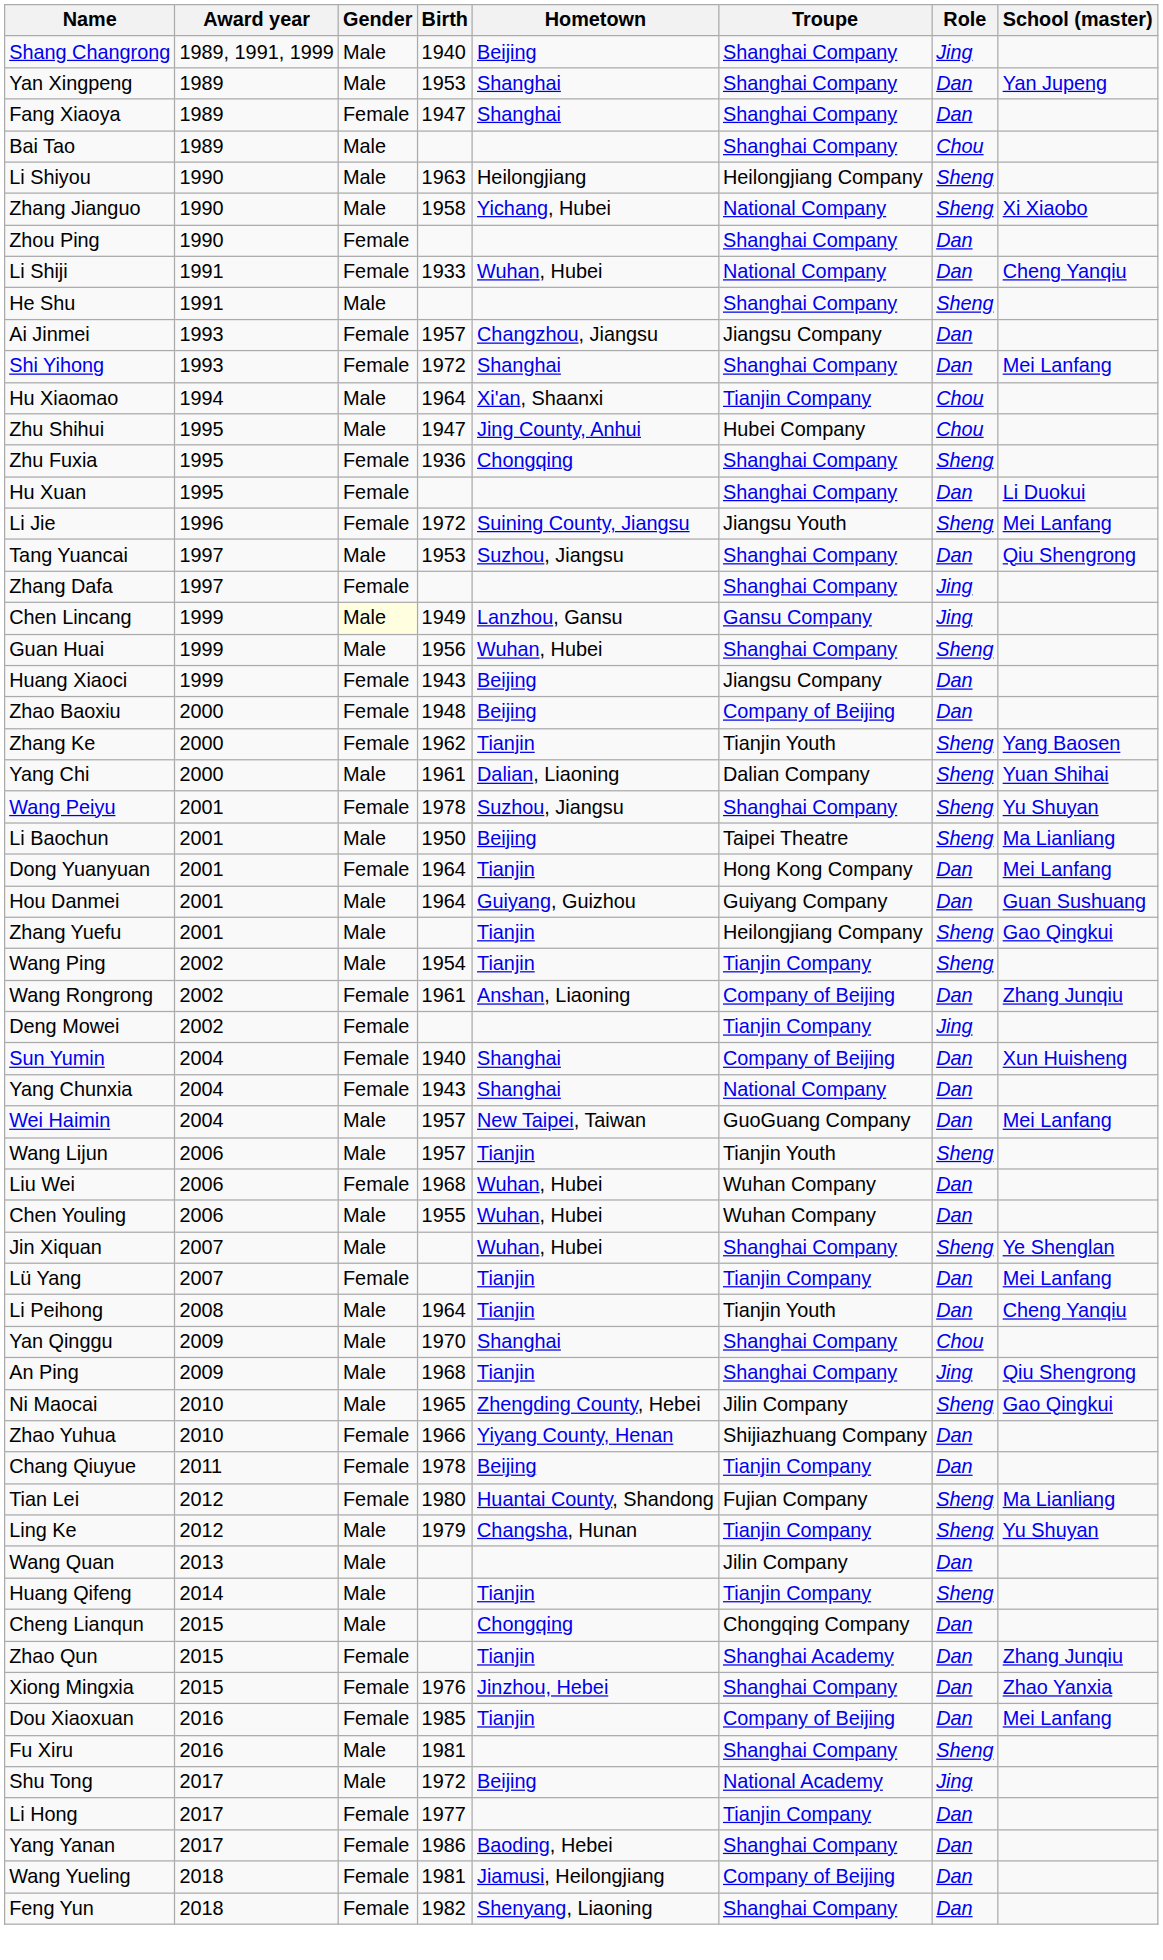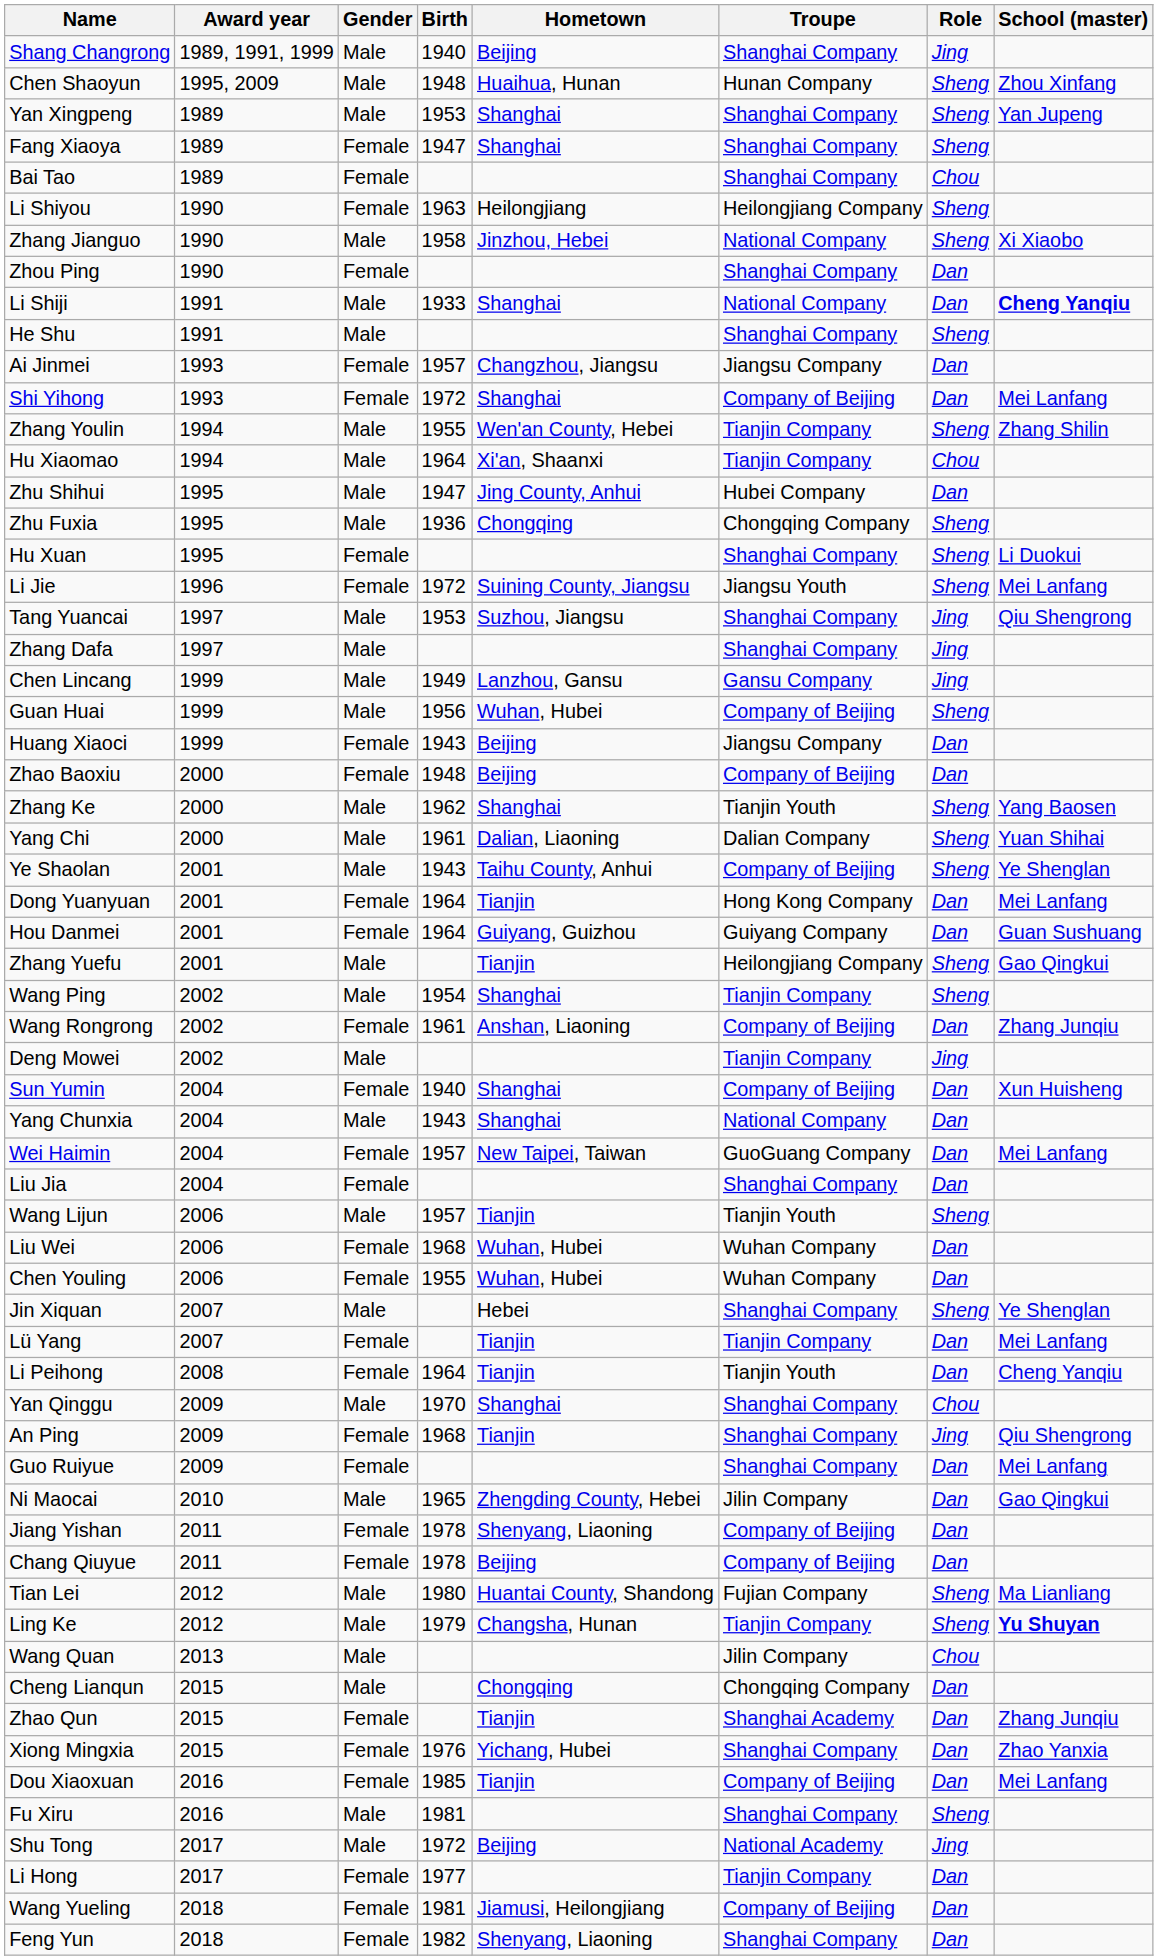+ row: (75, 83)
(954, 83) Dan -> (960, 114) Sheng
(954, 114) Dan -> (960, 146) Sheng
(365, 146) Male -> (376, 177) Female
(365, 177) Male -> (376, 209) Female
(544, 209) Yichang, Hubei -> (543, 240) Jinzhou, Hebei
(376, 271) Female -> (365, 303) Male
(540, 271) Wuhan, Hubei -> (519, 303) Shanghai
(1065, 271) normal -> (1064, 303) bold
(810, 366) Shanghai Company -> (809, 397) Company of Beijing
+ row: (67, 429)
(960, 429) Chou -> (950, 492) Dan
(376, 460) Female -> (365, 523) Male
(810, 460) Shanghai Company -> (816, 523) Chongqing Company
(954, 492) Dan -> (960, 555) Sheng
(954, 555) Dan -> (950, 618) Jing
(376, 586) Female -> (365, 649) Male
(365, 618) lightyellow background -> (365, 680) no background
(810, 649) Shanghai Company -> (809, 712) Company of Beijing
(376, 743) Female -> (365, 806) Male
(506, 743) Tianjin -> (519, 806) Shanghai
+ row: (60, 869)
- row: (62, 806)
- row: (59, 838)
(365, 901) Male -> (376, 932) Female
(506, 964) Tianjin -> (519, 995) Shanghai
(376, 1027) Female -> (365, 1058) Male
(376, 1090) Female -> (365, 1121) Male
(365, 1121) Male -> (376, 1152) Female
+ row: (38, 1184)
(365, 1215) Male -> (376, 1278) Female
(540, 1247) Wuhan, Hubei -> (503, 1310) Hebei
(365, 1310) Male -> (376, 1373) Female
(365, 1373) Male -> (376, 1436) Female
+ row: (62, 1467)
(965, 1404) Sheng -> (950, 1499) Dan
- row: (63, 1436)
+ row: (65, 1530)
(797, 1467) Tianjin Company -> (809, 1562) Company of Beijing
(376, 1499) Female -> (365, 1593) Male
(1051, 1530) normal -> (1049, 1624) bold
(954, 1562) Dan -> (955, 1656) Chou
- row: (70, 1593)
(543, 1687) Jinzhou, Hebei -> (544, 1750) Yichang, Hubei
- row: (62, 1845)
